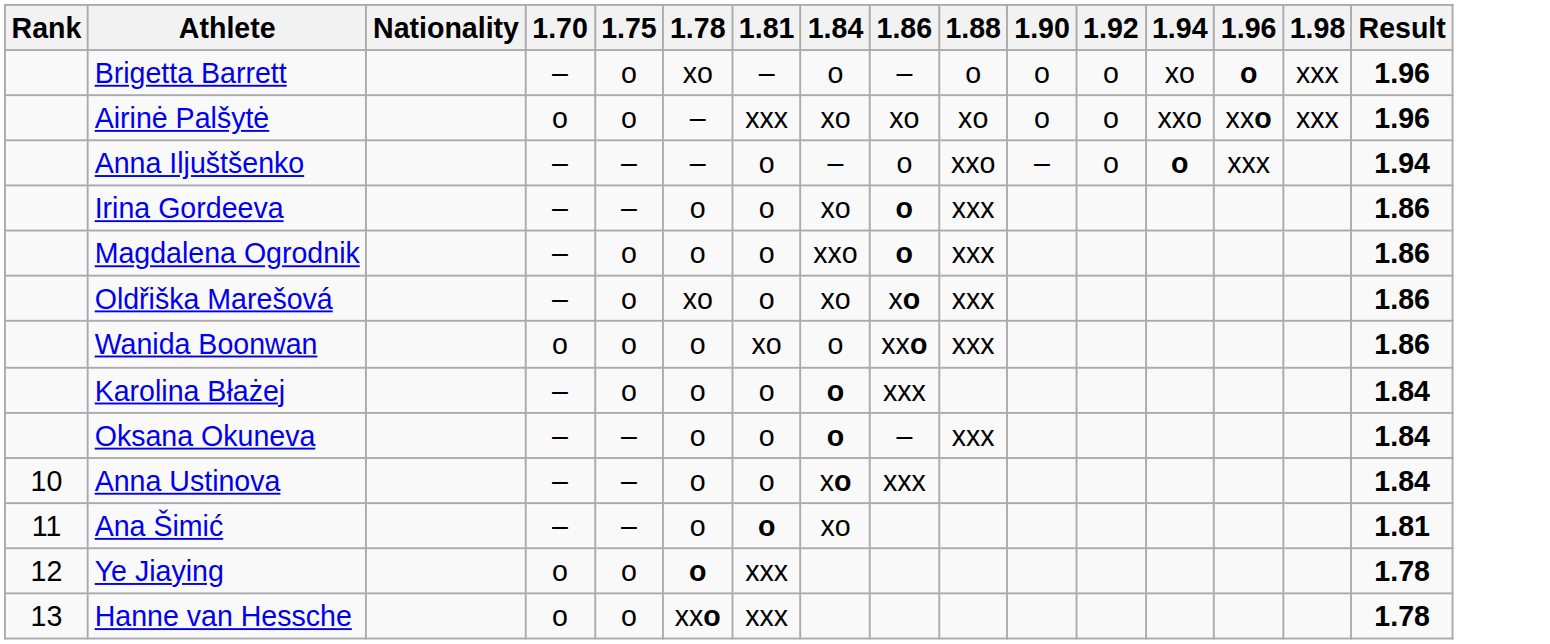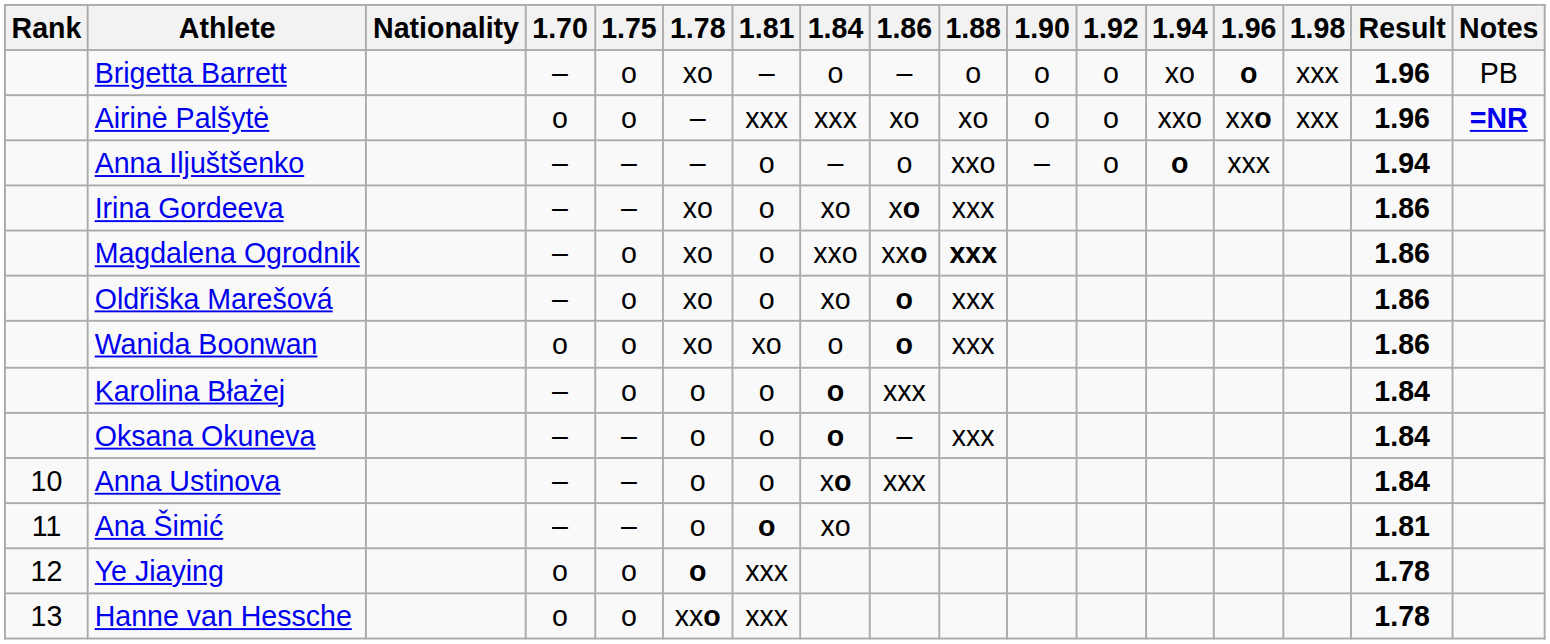+ column: (1499, 28)
(835, 118) xo -> (835, 118) xxx
(698, 209) o -> (698, 209) xo
(904, 209) o -> (904, 209) xo
(698, 254) o -> (698, 254) xo
(904, 254) o -> (904, 254) xxo
(973, 254) normal -> (973, 254) bold
(904, 299) xo -> (904, 299) o
(698, 344) o -> (698, 344) xo
(904, 344) xxo -> (904, 344) o
